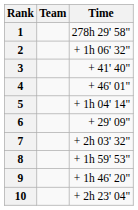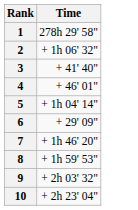- column: (53, 13)
(102, 141) + 2h 03' 32" -> (70, 141) + 1h 46' 20"
(102, 178) + 1h 46' 20" -> (70, 178) + 2h 03' 32"
